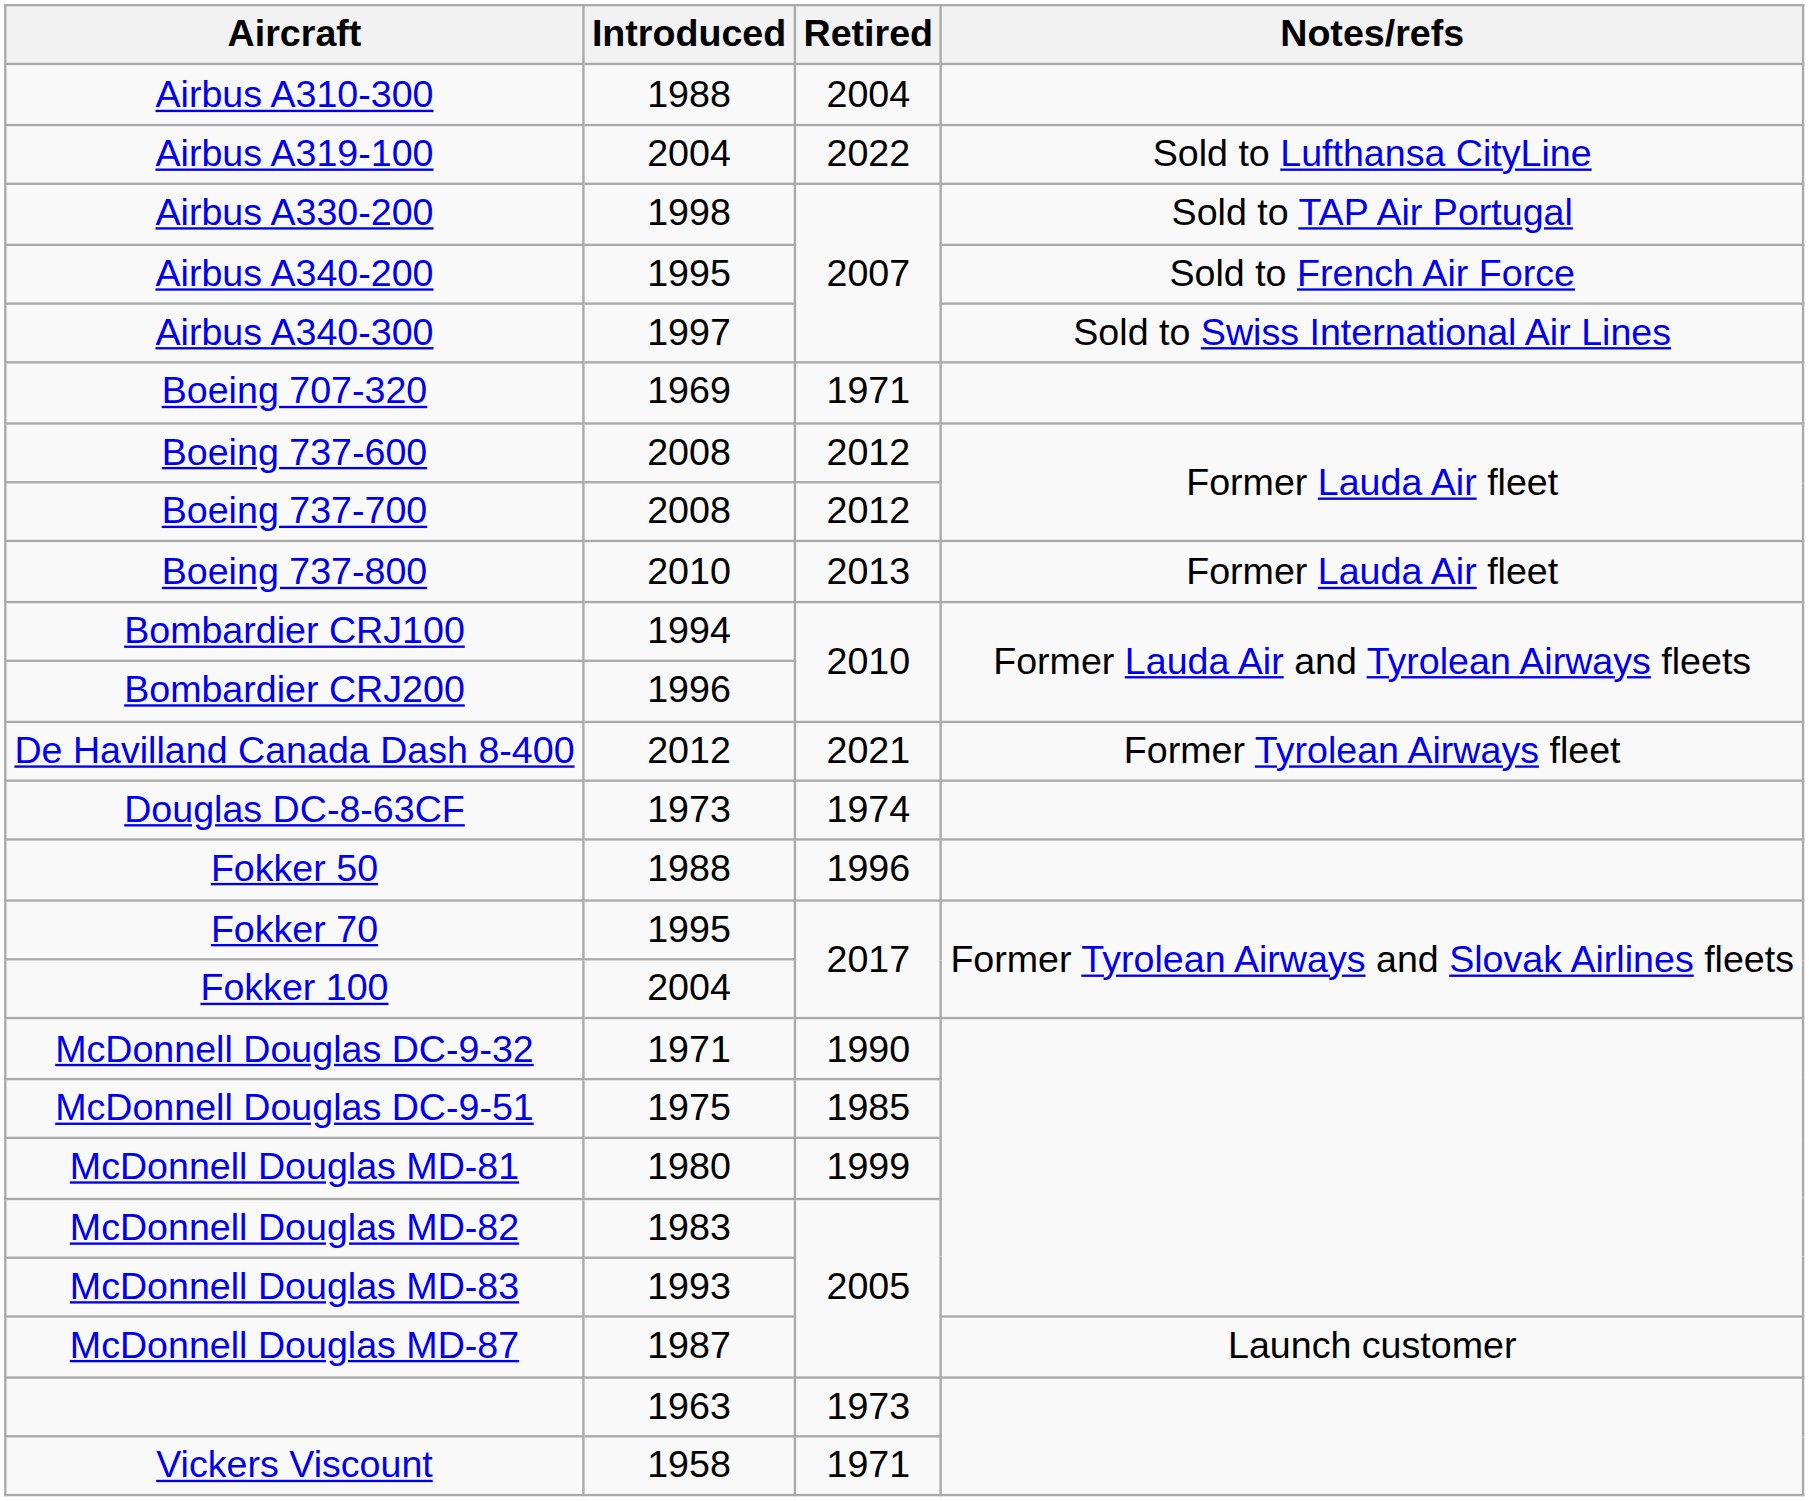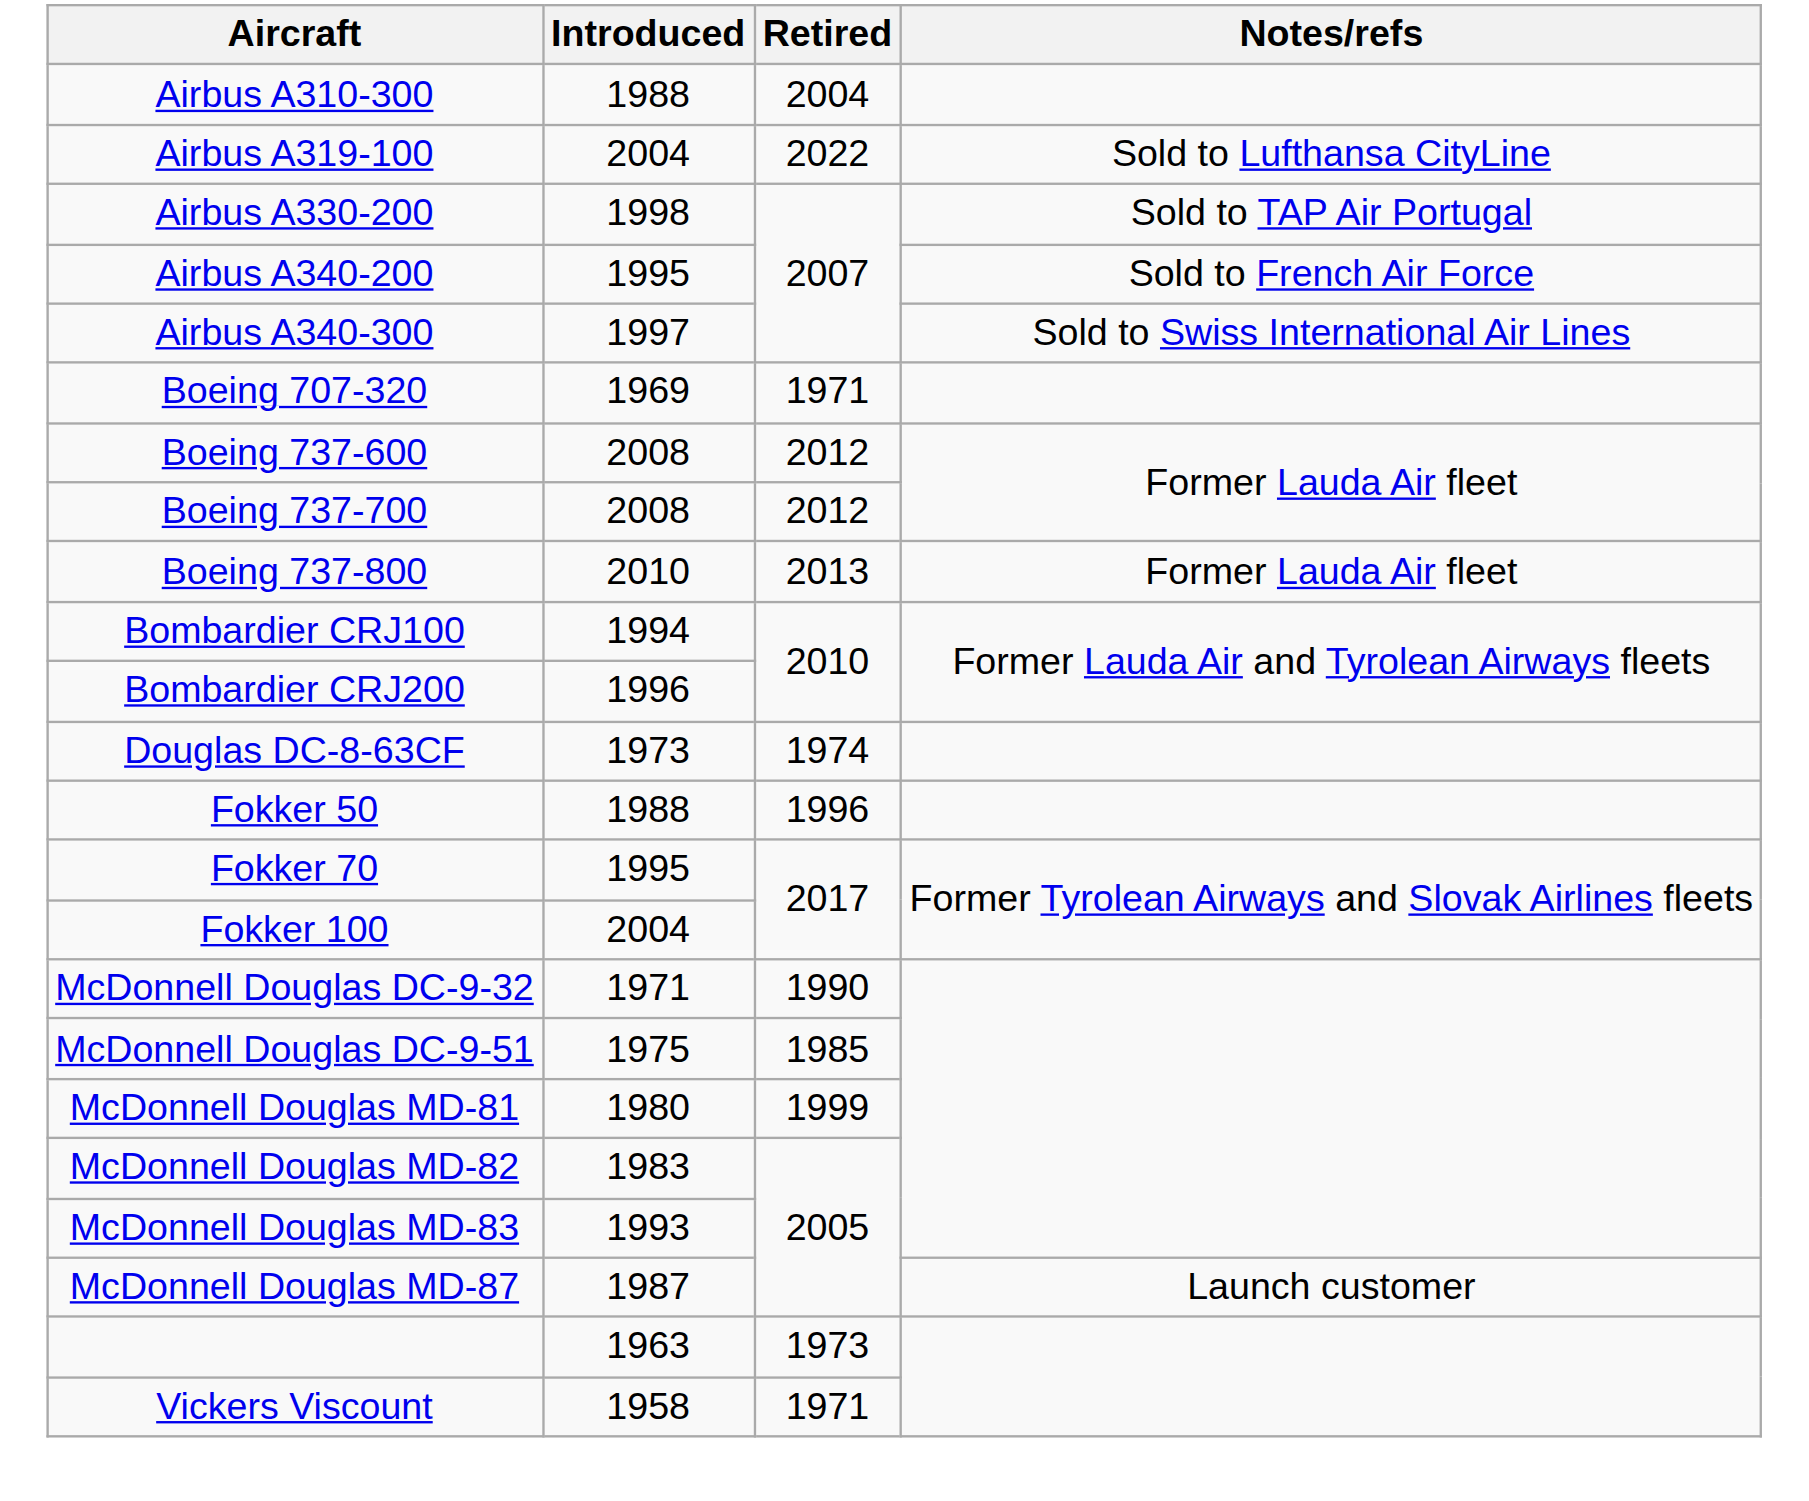- row: (294, 749)
